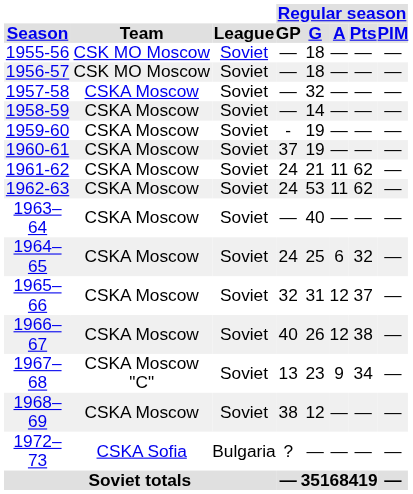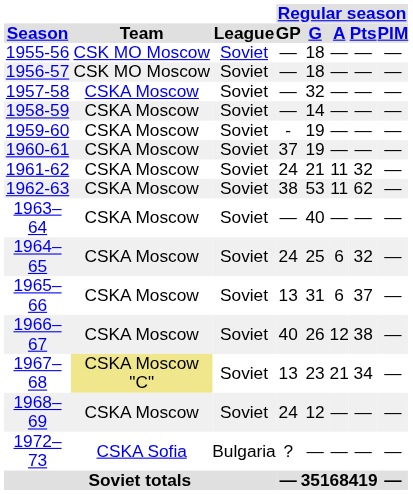(363, 169) 62 -> (363, 169) 32
(288, 188) 24 -> (288, 188) 38
(288, 295) 32 -> (288, 295) 13
(339, 295) 12 -> (339, 295) 6
(142, 373) no background -> (142, 373) khaki background
(339, 373) 9 -> (339, 373) 21
(288, 412) 38 -> (288, 412) 24
